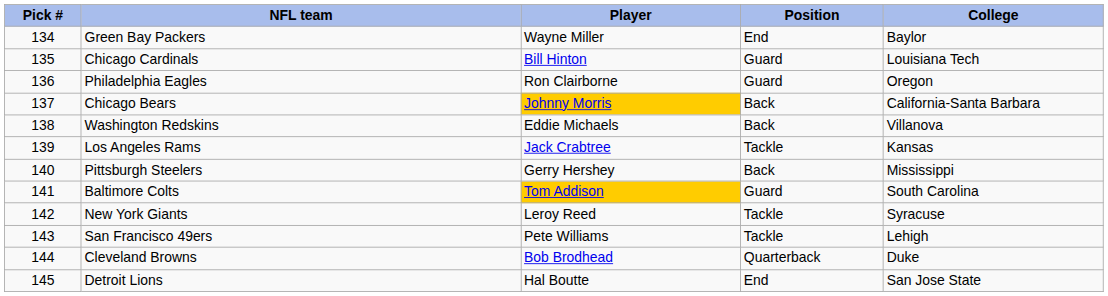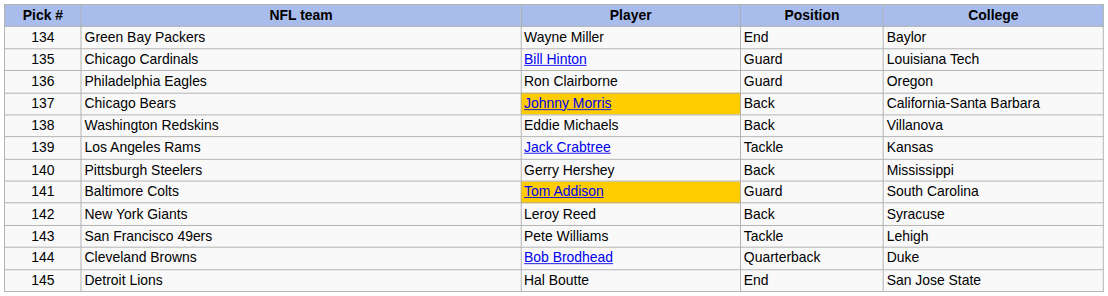(764, 214) Tackle -> (759, 214) Back
